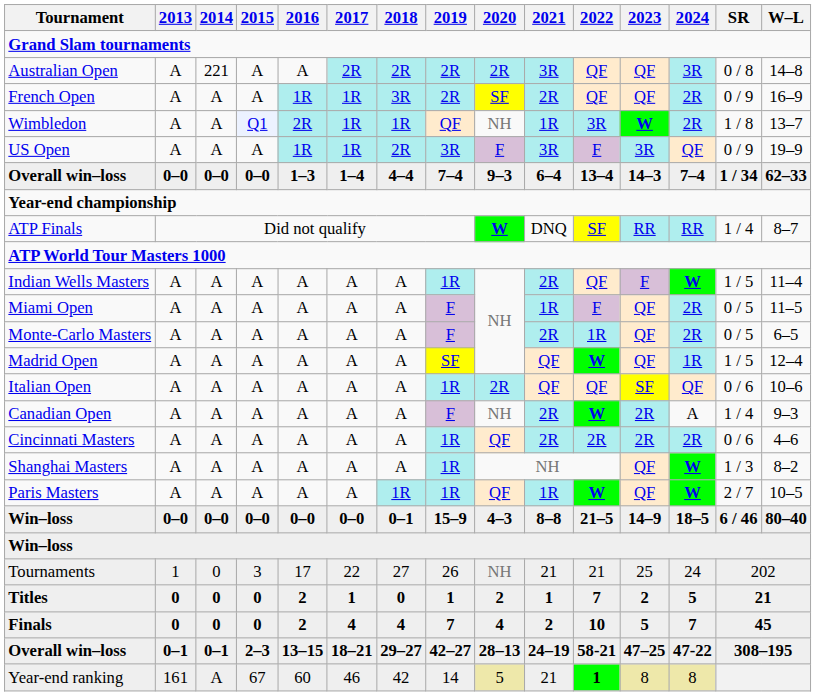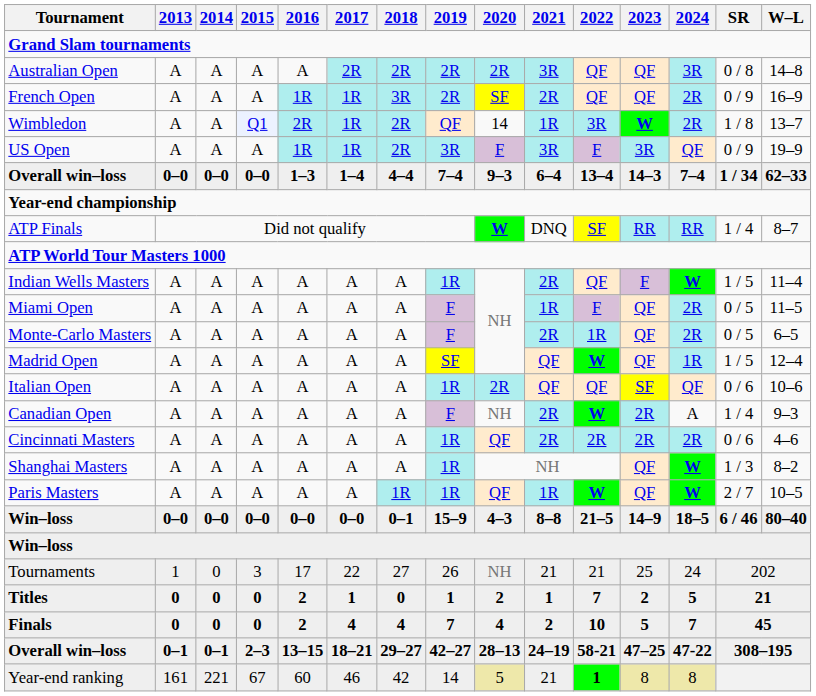(216, 70) 221 -> (216, 70) A
(401, 123) 1R -> (401, 123) 2R
(500, 123) NH -> (500, 123) 14
(216, 677) A -> (216, 677) 221
